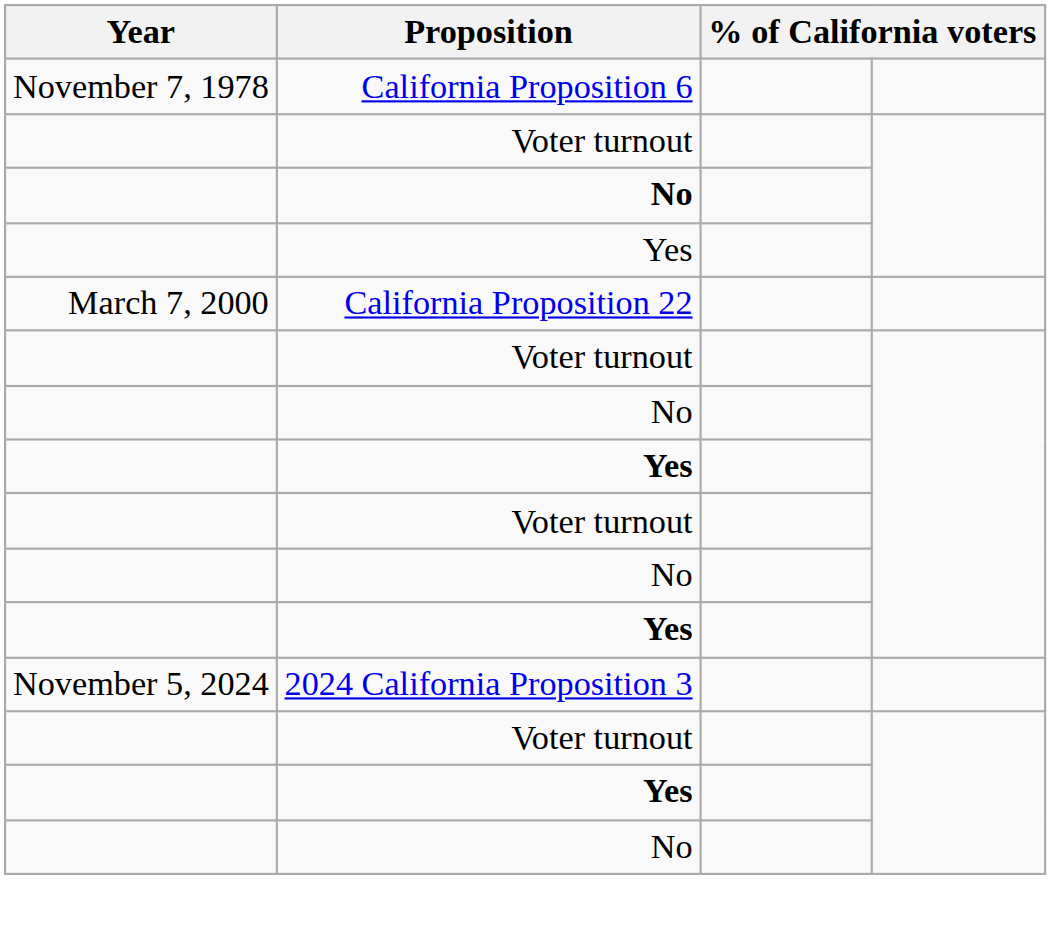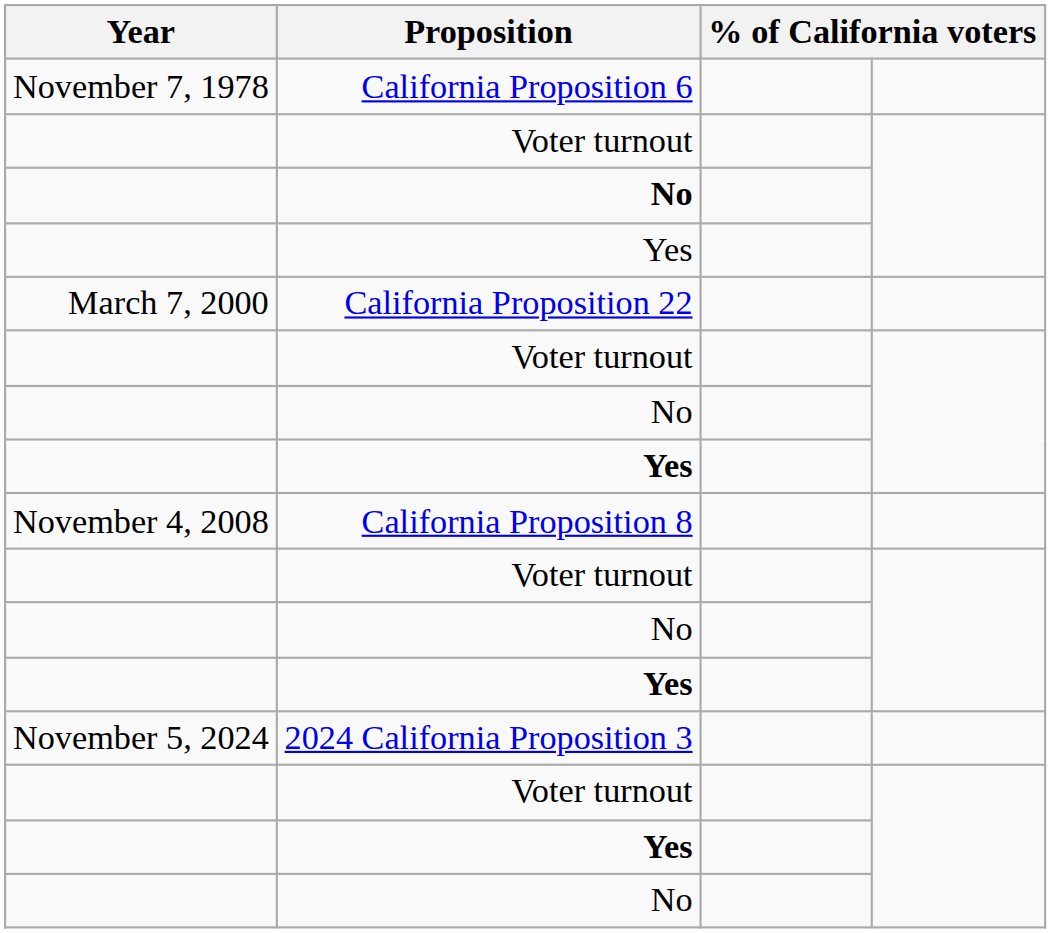+ row: (141, 520)
